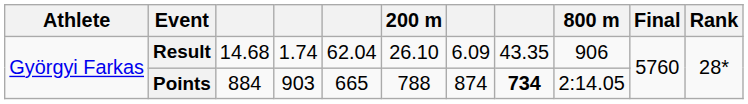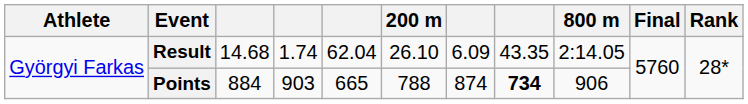(592, 52) 906 -> (592, 52) 2:14.05
(592, 84) 2:14.05 -> (592, 84) 906
